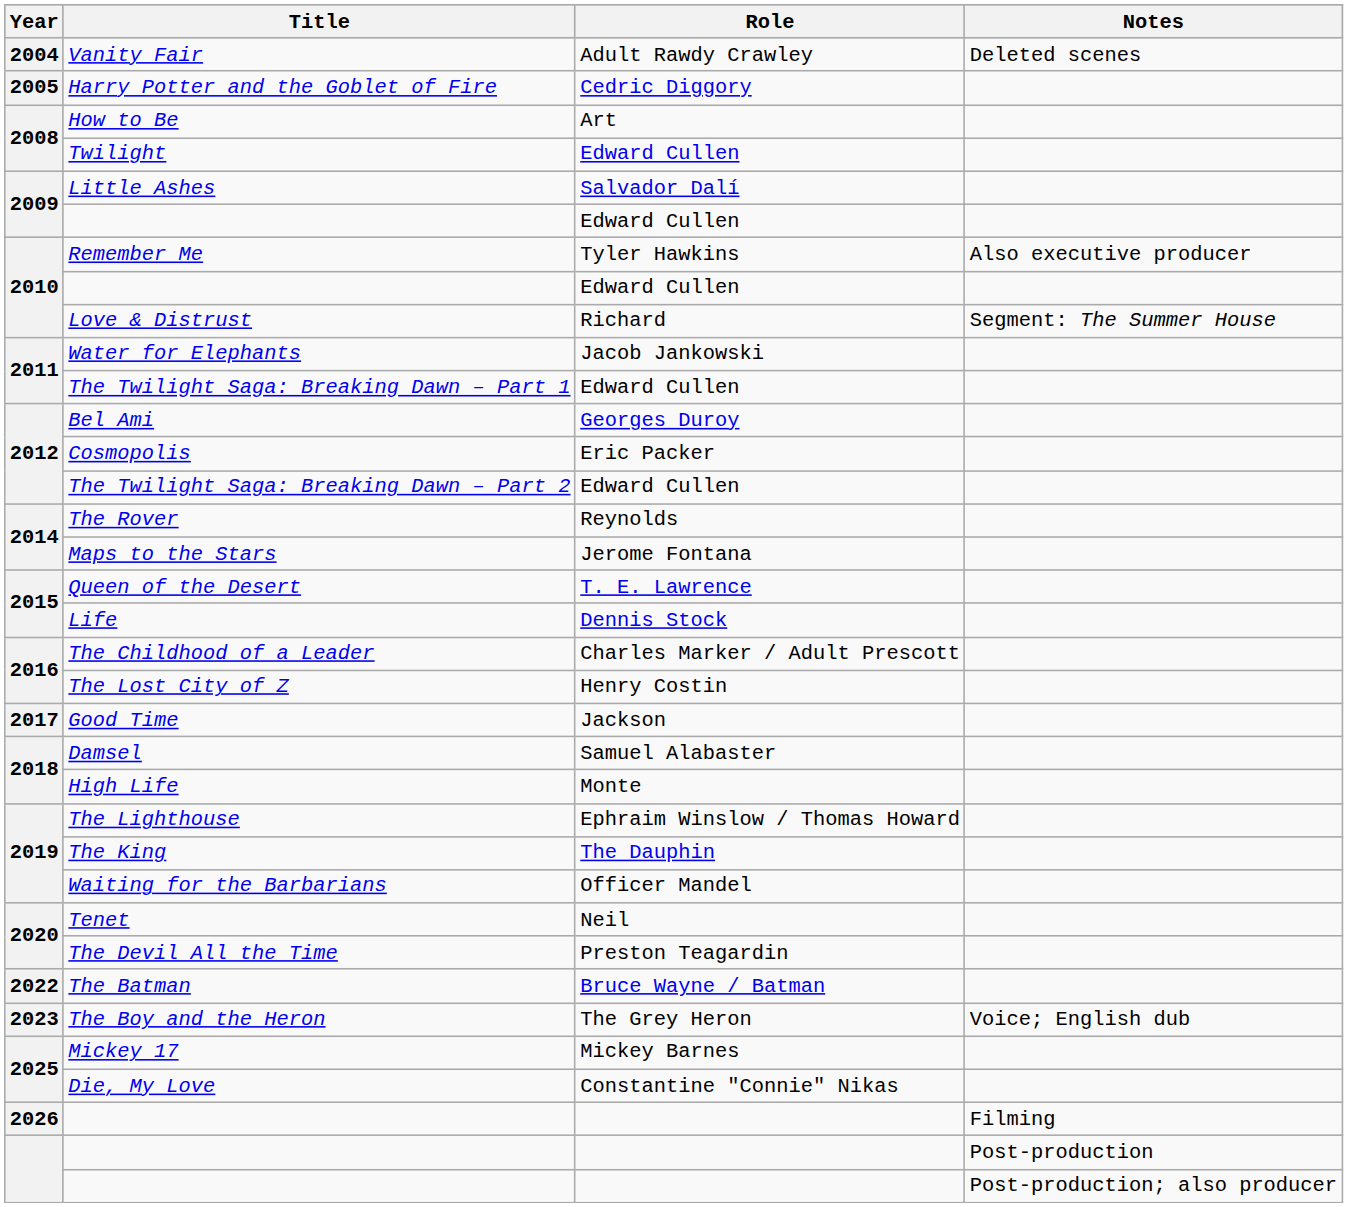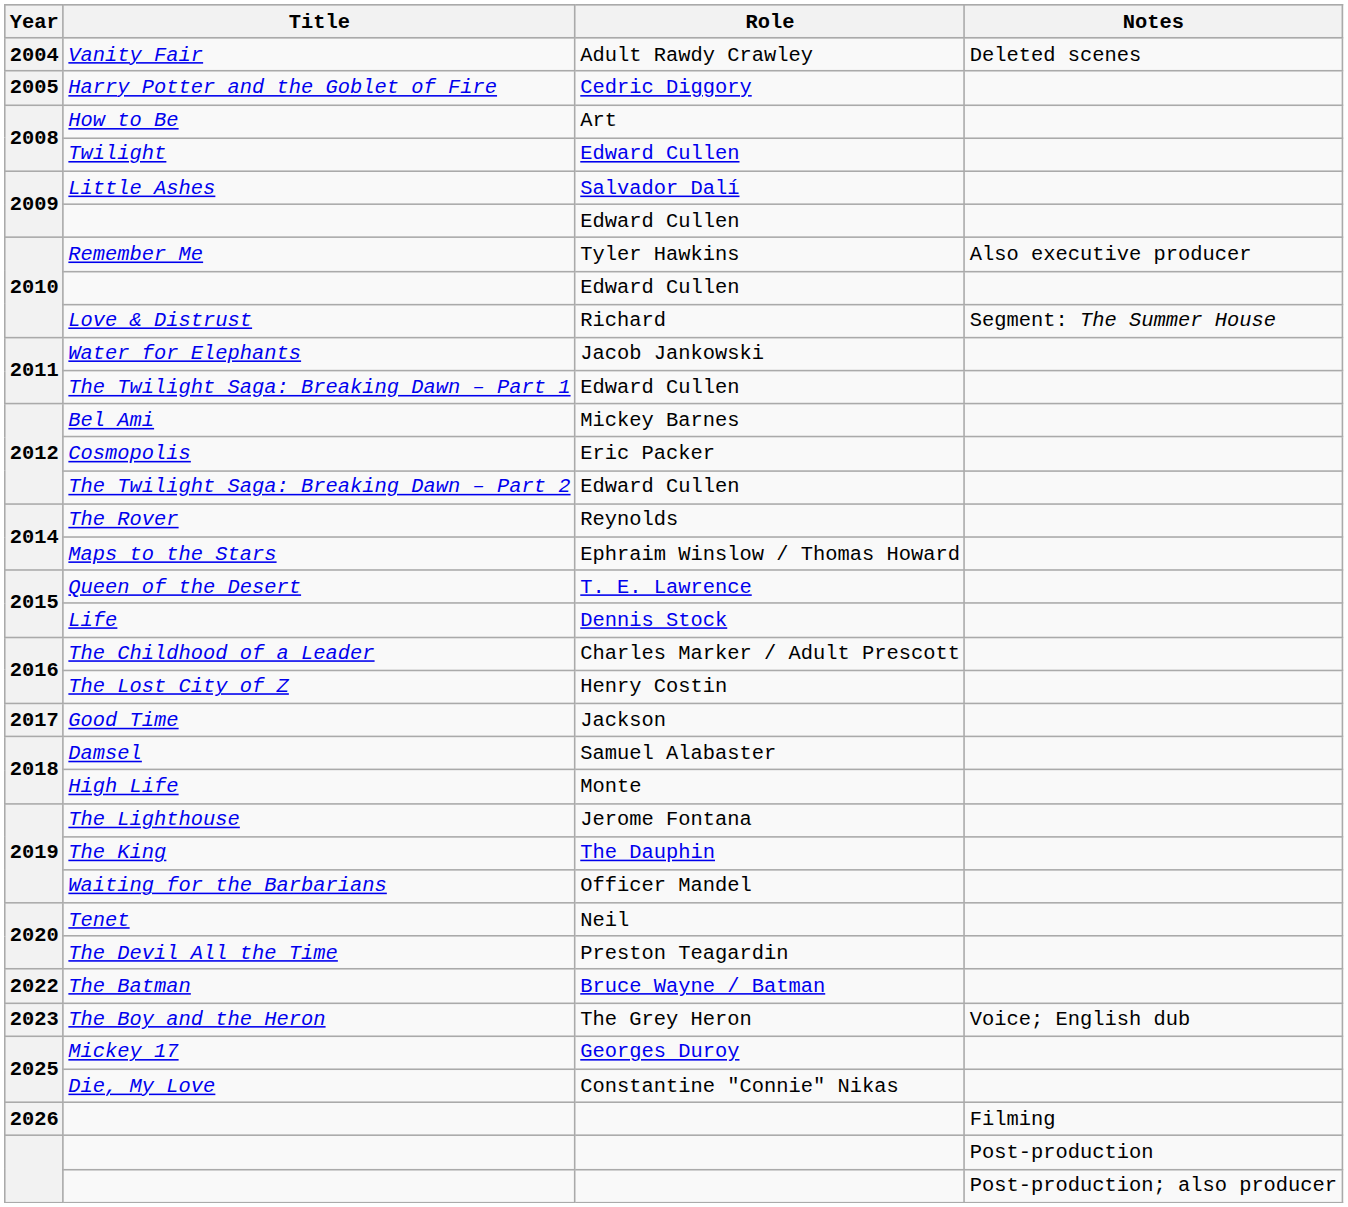(660, 421) Georges Duroy -> (660, 421) Mickey Barnes
(666, 554) Jerome Fontana -> (770, 554) Ephraim Winslow / Thomas Howard
(770, 820) Ephraim Winslow / Thomas Howard -> (666, 820) Jerome Fontana
(660, 1053) Mickey Barnes -> (660, 1053) Georges Duroy
